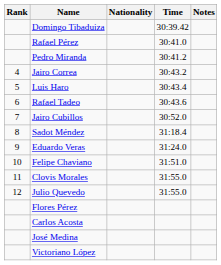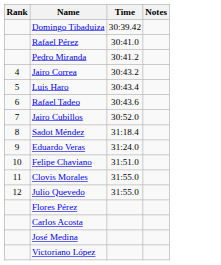- column: (131, 12)
